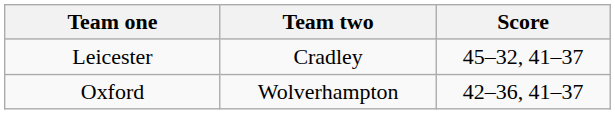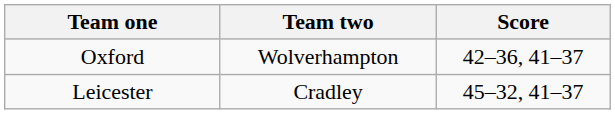rows swapped: (112, 91) <-> (112, 56)
